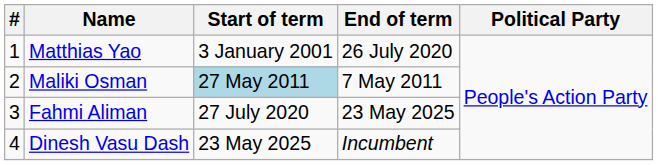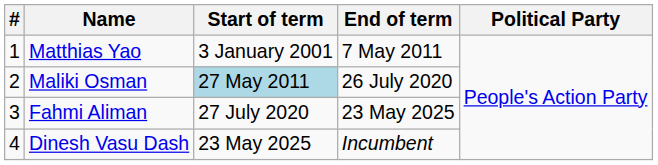(397, 50) 26 July 2020 -> (392, 50) 7 May 2011
(392, 81) 7 May 2011 -> (397, 81) 26 July 2020
